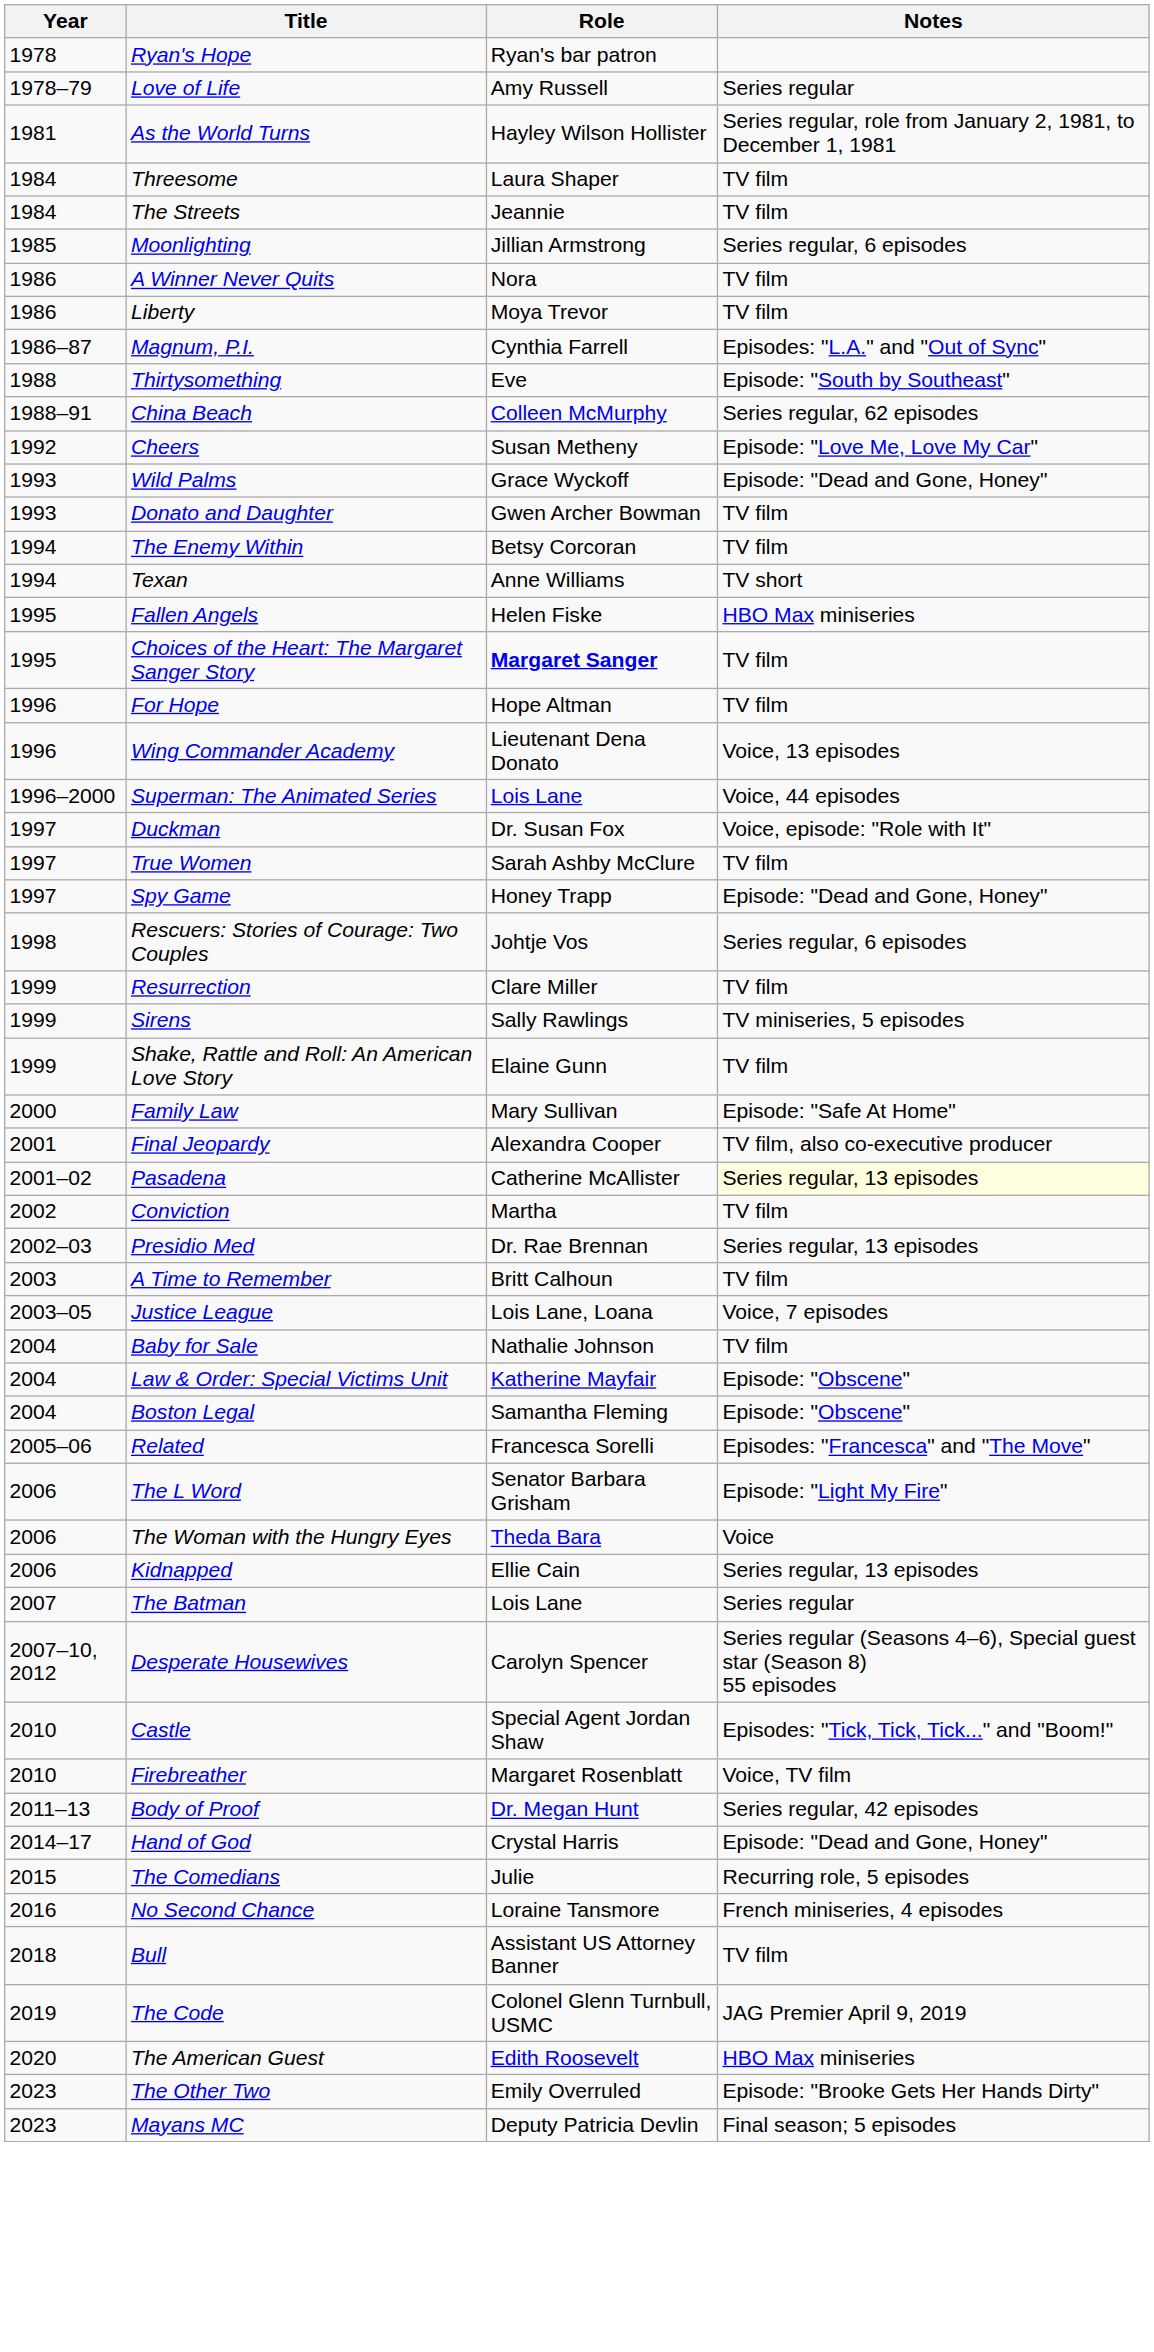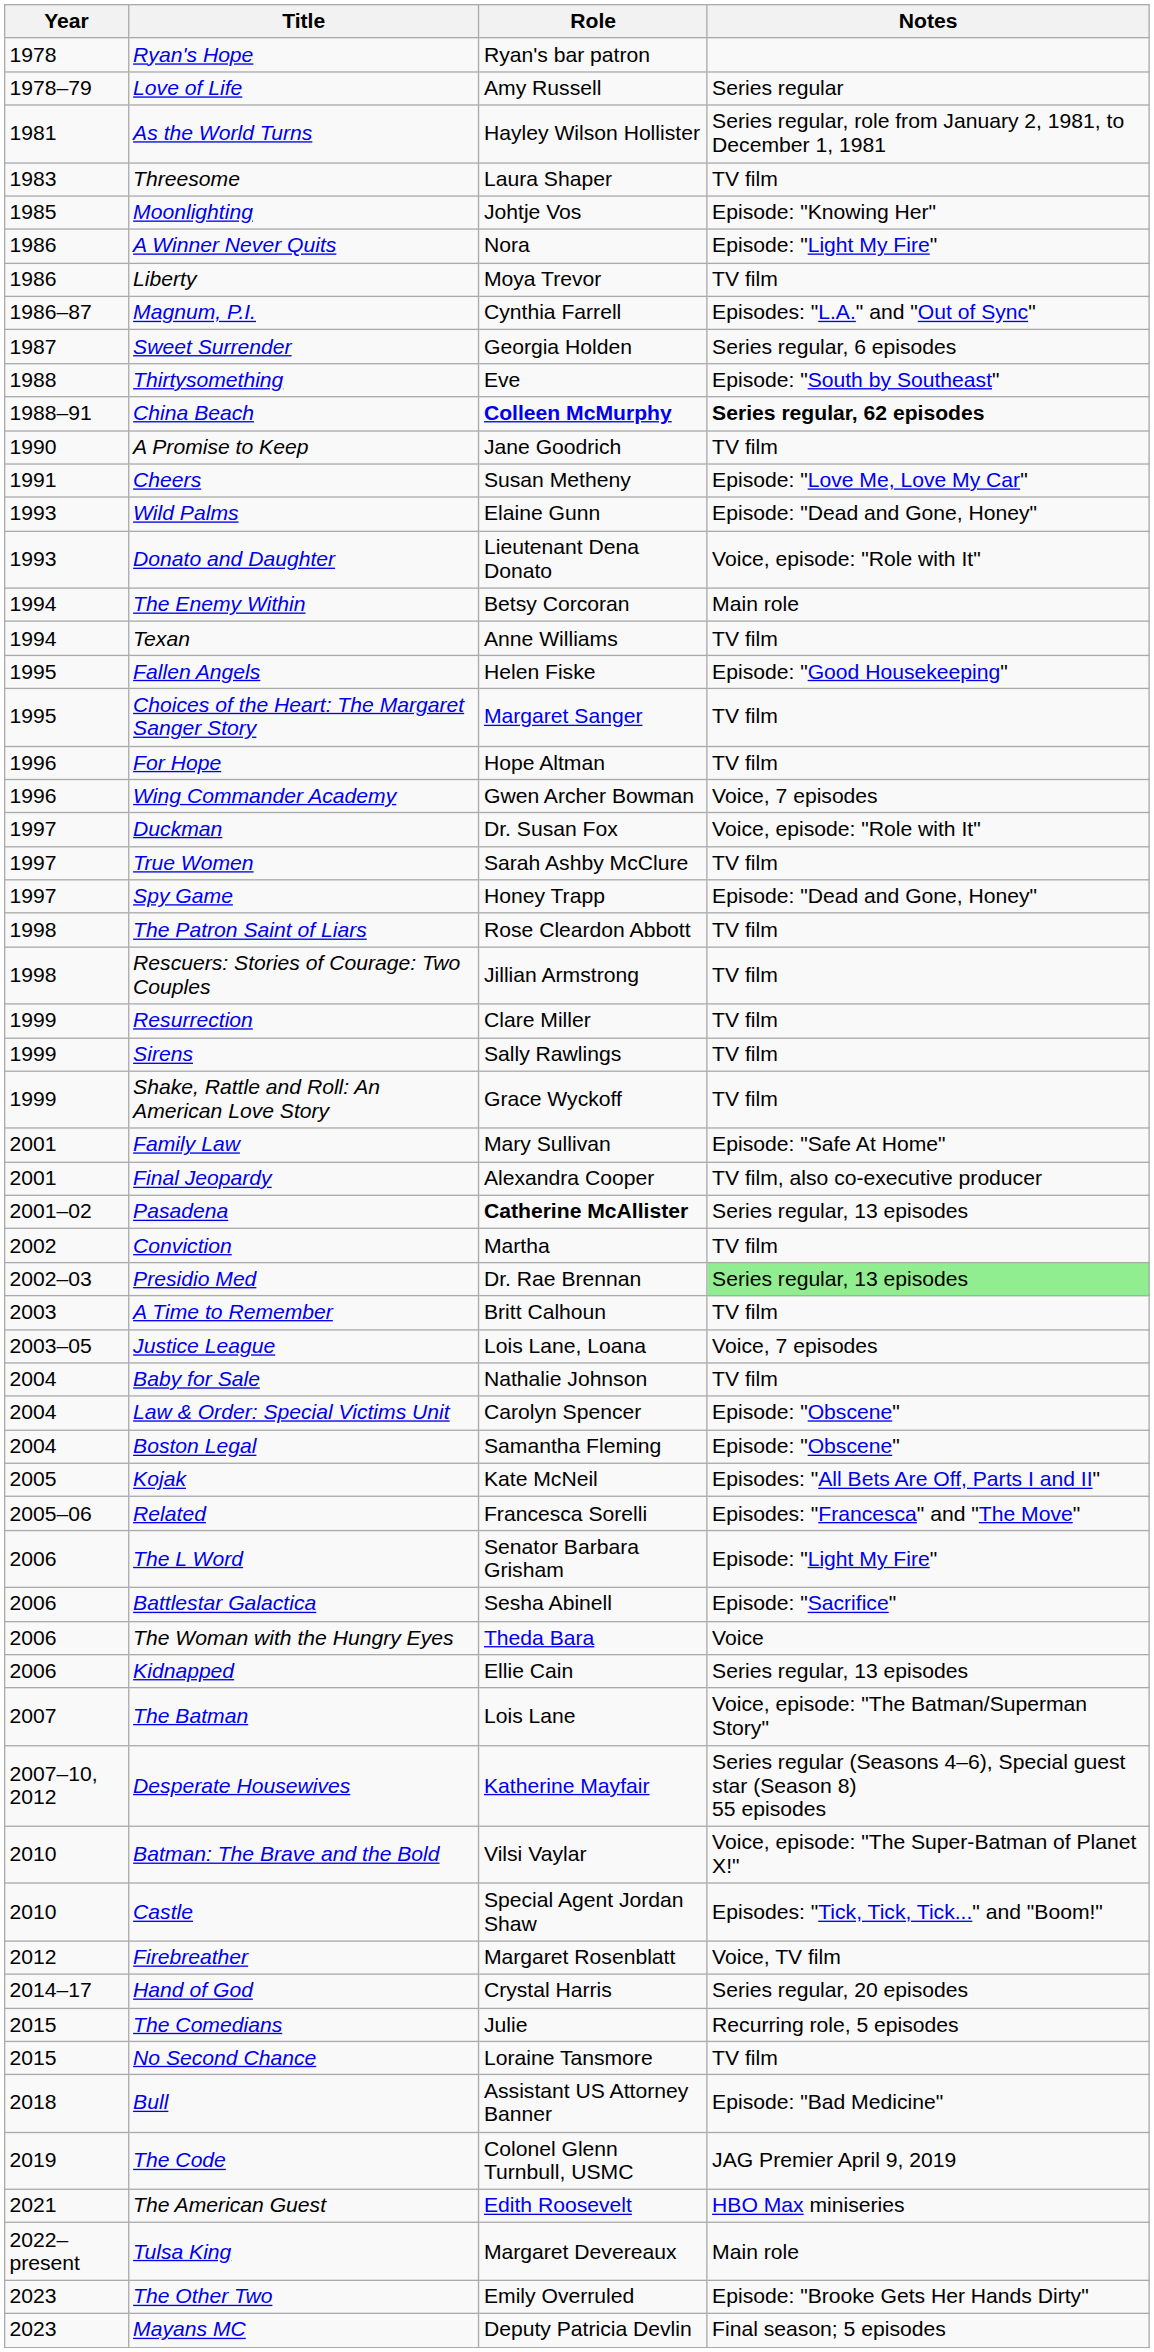(33, 178) 1984 -> (33, 178) 1983
- row: (186, 212)
(568, 245) Jillian Armstrong -> (533, 212) Johtje Vos
(845, 245) Series regular, 6 episodes -> (824, 212) Episode: "Knowing Her"
(755, 279) TV film -> (825, 245) Episode: "Light My Fire"
+ row: (212, 346)
(579, 413) normal -> (578, 413) bold
(850, 413) normal -> (848, 413) bold
+ row: (221, 446)
(33, 446) 1992 -> (33, 480) 1991
(560, 480) Grace Wyckoff -> (542, 513) Elaine Gunn
(596, 513) Gwen Archer Bowman -> (561, 559) Lieutenant Dena Donato
(755, 513) TV film -> (846, 559) Voice, episode: "Role with It"
(755, 547) TV film -> (756, 604) Main role
(762, 580) TV short -> (745, 638) TV film
(819, 614) HBO Max miniseries -> (860, 671) Episode: "Good Housekeeping"
(574, 659) bold -> (563, 717) normal
(568, 750) Lieutenant Dena Donato -> (589, 795) Gwen Archer Bowman
(811, 750) Voice, 13 episodes -> (795, 795) Voice, 7 episodes
- row: (284, 795)
+ row: (250, 929)
(539, 941) Johtje Vos -> (561, 975) Jillian Armstrong
(845, 941) Series regular, 6 episodes -> (745, 975) TV film
(843, 1020) TV miniseries, 5 episodes -> (745, 1054) TV film
(549, 1066) Elaine Gunn -> (553, 1099) Grace Wyckoff
(33, 1111) 2000 -> (33, 1144) 2001
(585, 1178) normal -> (586, 1211) bold
(850, 1178) lightyellow background -> (840, 1211) no background
(850, 1245) no background -> (840, 1278) lightgreen background
(573, 1379) Katherine Mayfair -> (563, 1412) Carolyn Spencer
+ row: (160, 1479)
+ row: (225, 1604)
(788, 1604) Series regular -> (900, 1716) Voice, episode: "The Batman/Superman Story"
(569, 1661) Carolyn Spencer -> (567, 1785) Katherine Mayfair
+ row: (286, 1854)
(33, 1775) 2010 -> (33, 1957) 2012
- row: (195, 1809)
(885, 1842) Episode: "Dead and Gone, Honey" -> (840, 1990) Series regular, 20 episodes
(33, 1909) 2016 -> (33, 2057) 2015
(863, 1909) French miniseries, 4 episodes -> (745, 2057) TV film
(755, 1955) TV film -> (828, 2103) Episode: "Bad Medicine"
(33, 2057) 2020 -> (33, 2205) 2021
+ row: (182, 2251)
